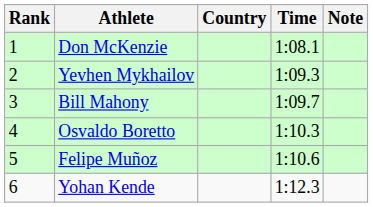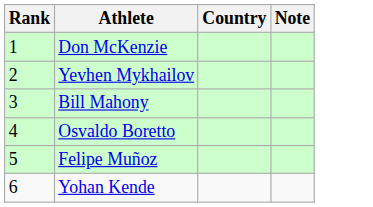- column: (297, 18)
